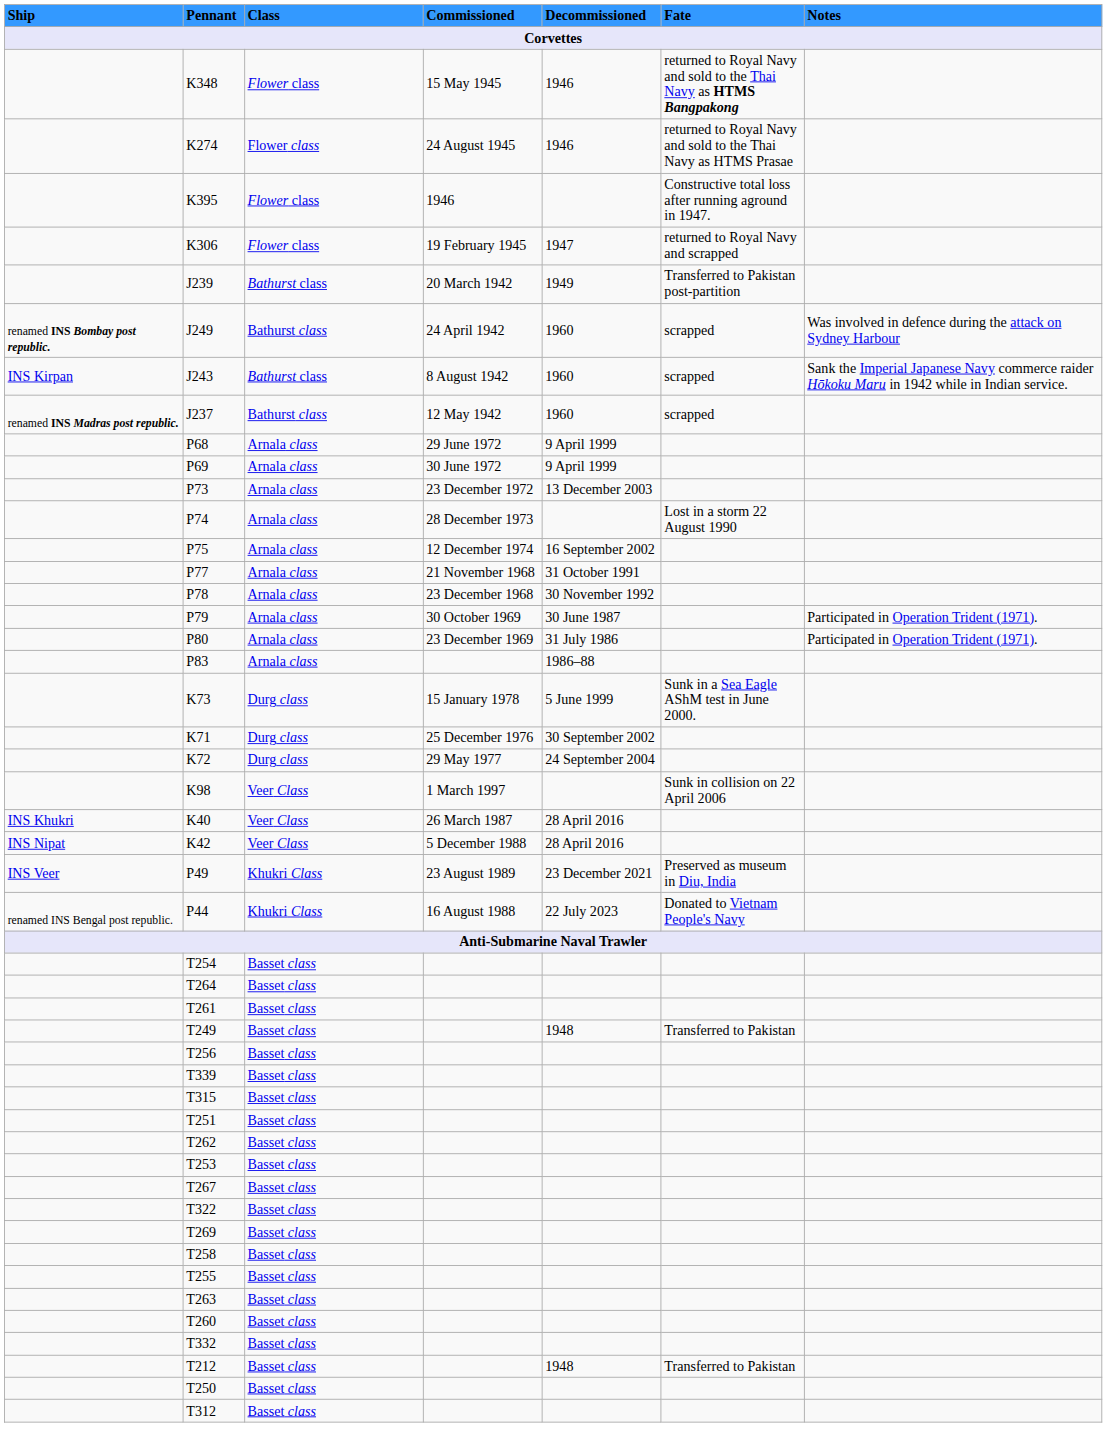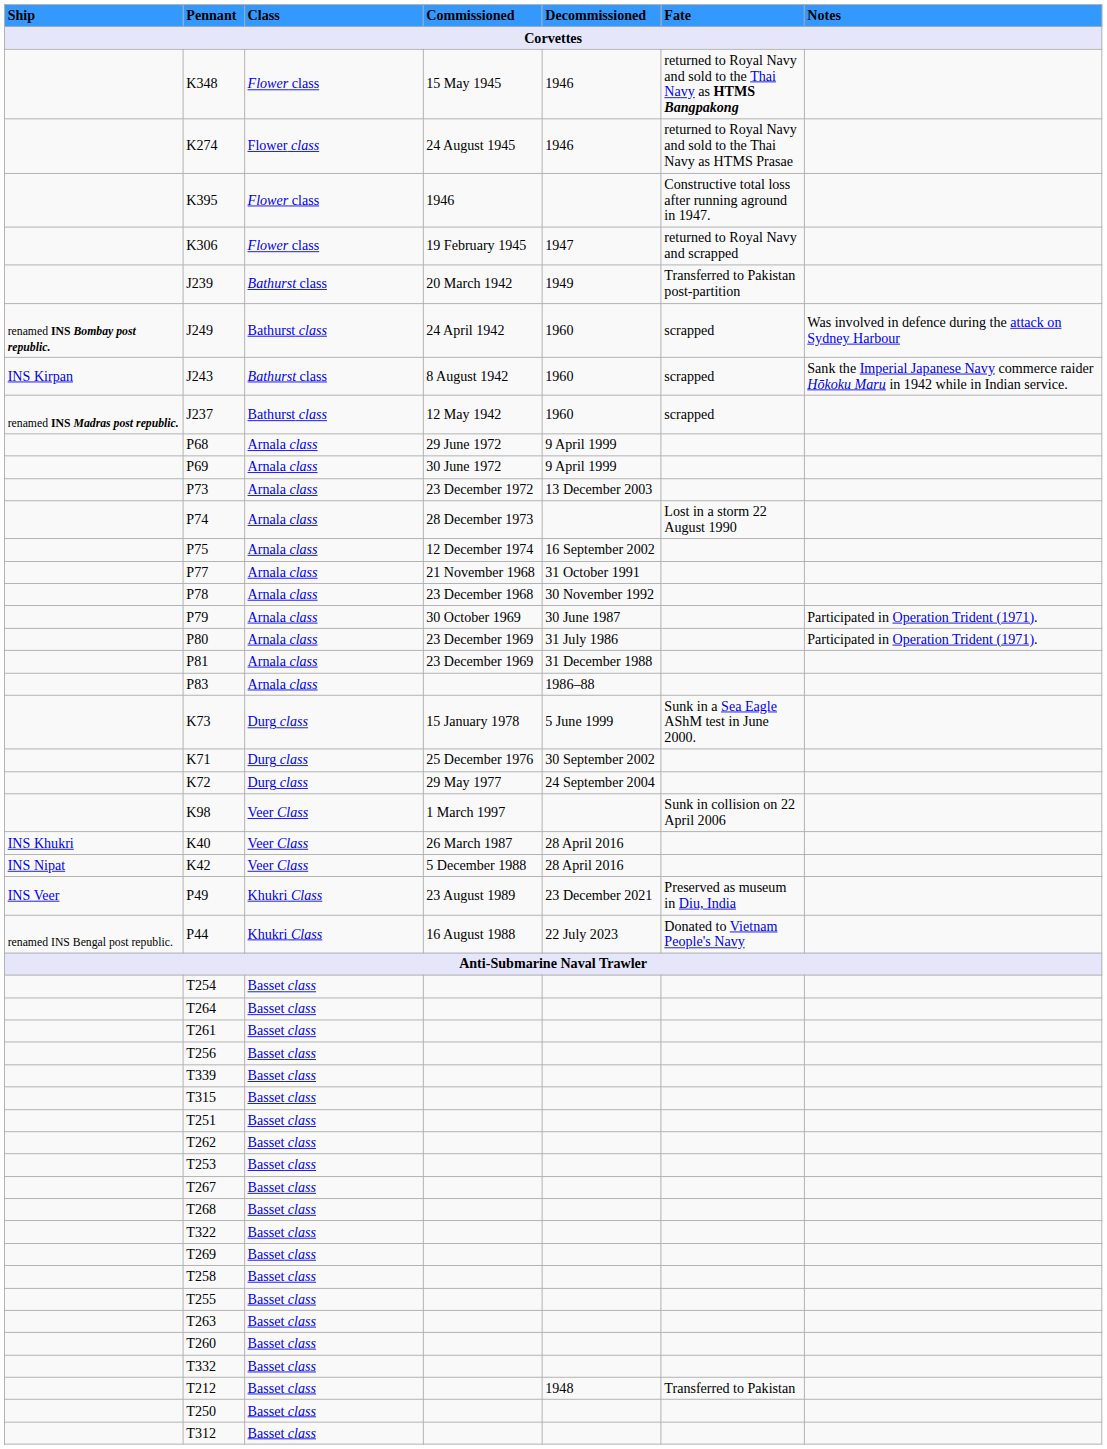+ row: (197, 661)
- row: (201, 1031)
+ row: (201, 1209)
